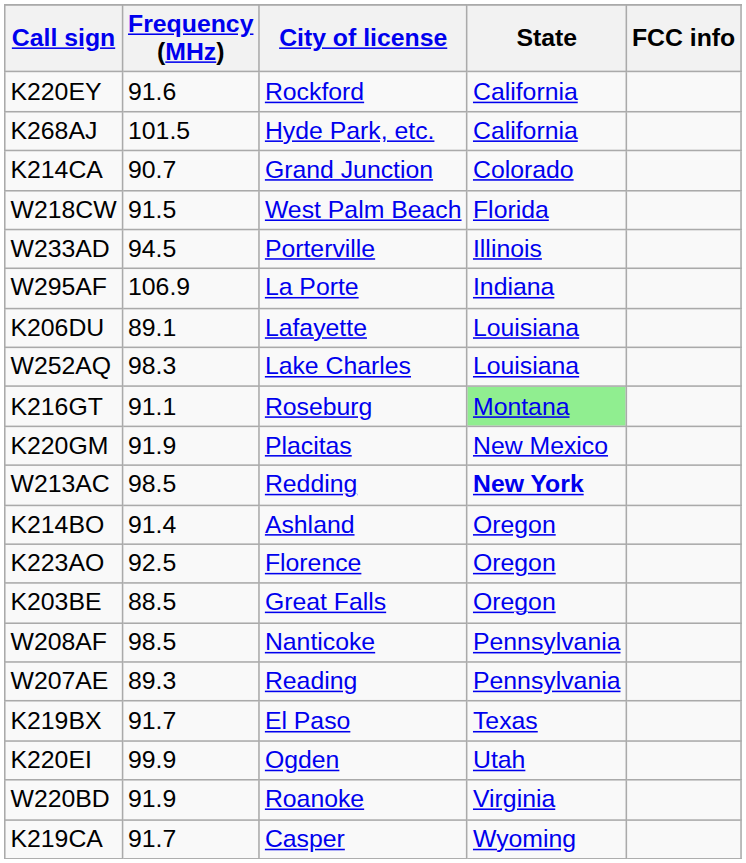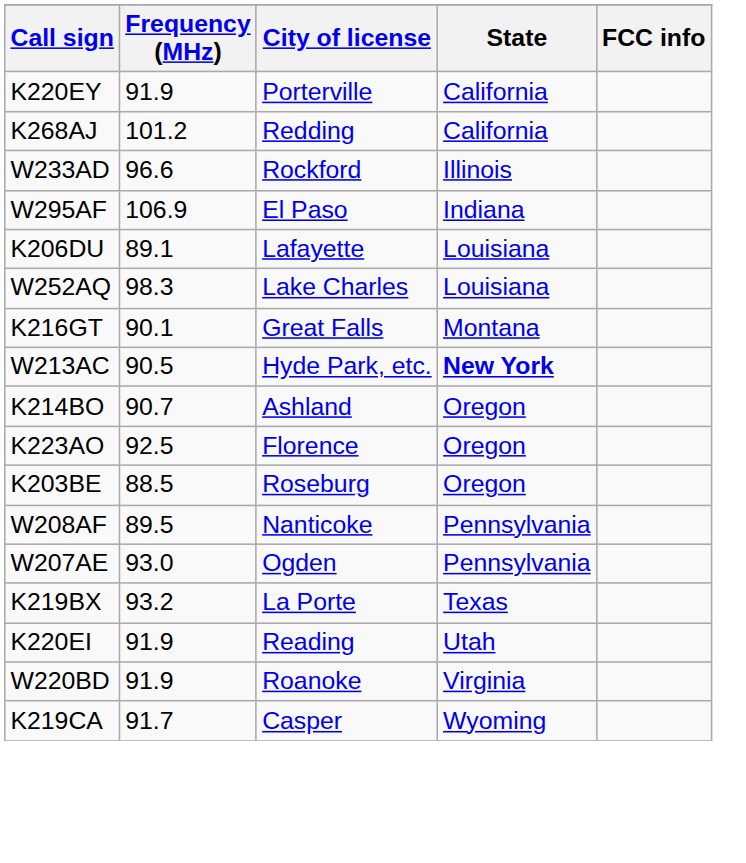(152, 91) 91.6 -> (149, 91) 91.9
(315, 91) Rockford -> (317, 91) Porterville
(159, 130) 101.5 -> (156, 130) 101.2
(350, 130) Hyde Park, etc. -> (308, 130) Redding
- row: (57, 170)
- row: (64, 209)
(152, 248) 94.5 -> (149, 170) 96.6
(320, 248) Porterville -> (312, 170) Rockford
(312, 288) La Porte -> (305, 209) El Paso
(152, 406) 91.1 -> (149, 327) 90.1
(319, 406) Roseburg -> (323, 327) Great Falls
(521, 406) lightgreen background -> (491, 327) no background
- row: (59, 445)
(152, 484) 98.5 -> (149, 366) 90.5
(311, 484) Redding -> (347, 366) Hyde Park, etc.
(152, 524) 91.4 -> (149, 406) 90.7
(326, 602) Great Falls -> (316, 484) Roseburg
(152, 642) 98.5 -> (149, 524) 89.5
(152, 681) 89.3 -> (149, 563) 93.0
(311, 681) Reading -> (299, 563) Ogden
(152, 720) 91.7 -> (149, 602) 93.2
(308, 720) El Paso -> (309, 602) La Porte
(152, 760) 99.9 -> (149, 642) 91.9
(302, 760) Ogden -> (308, 642) Reading
